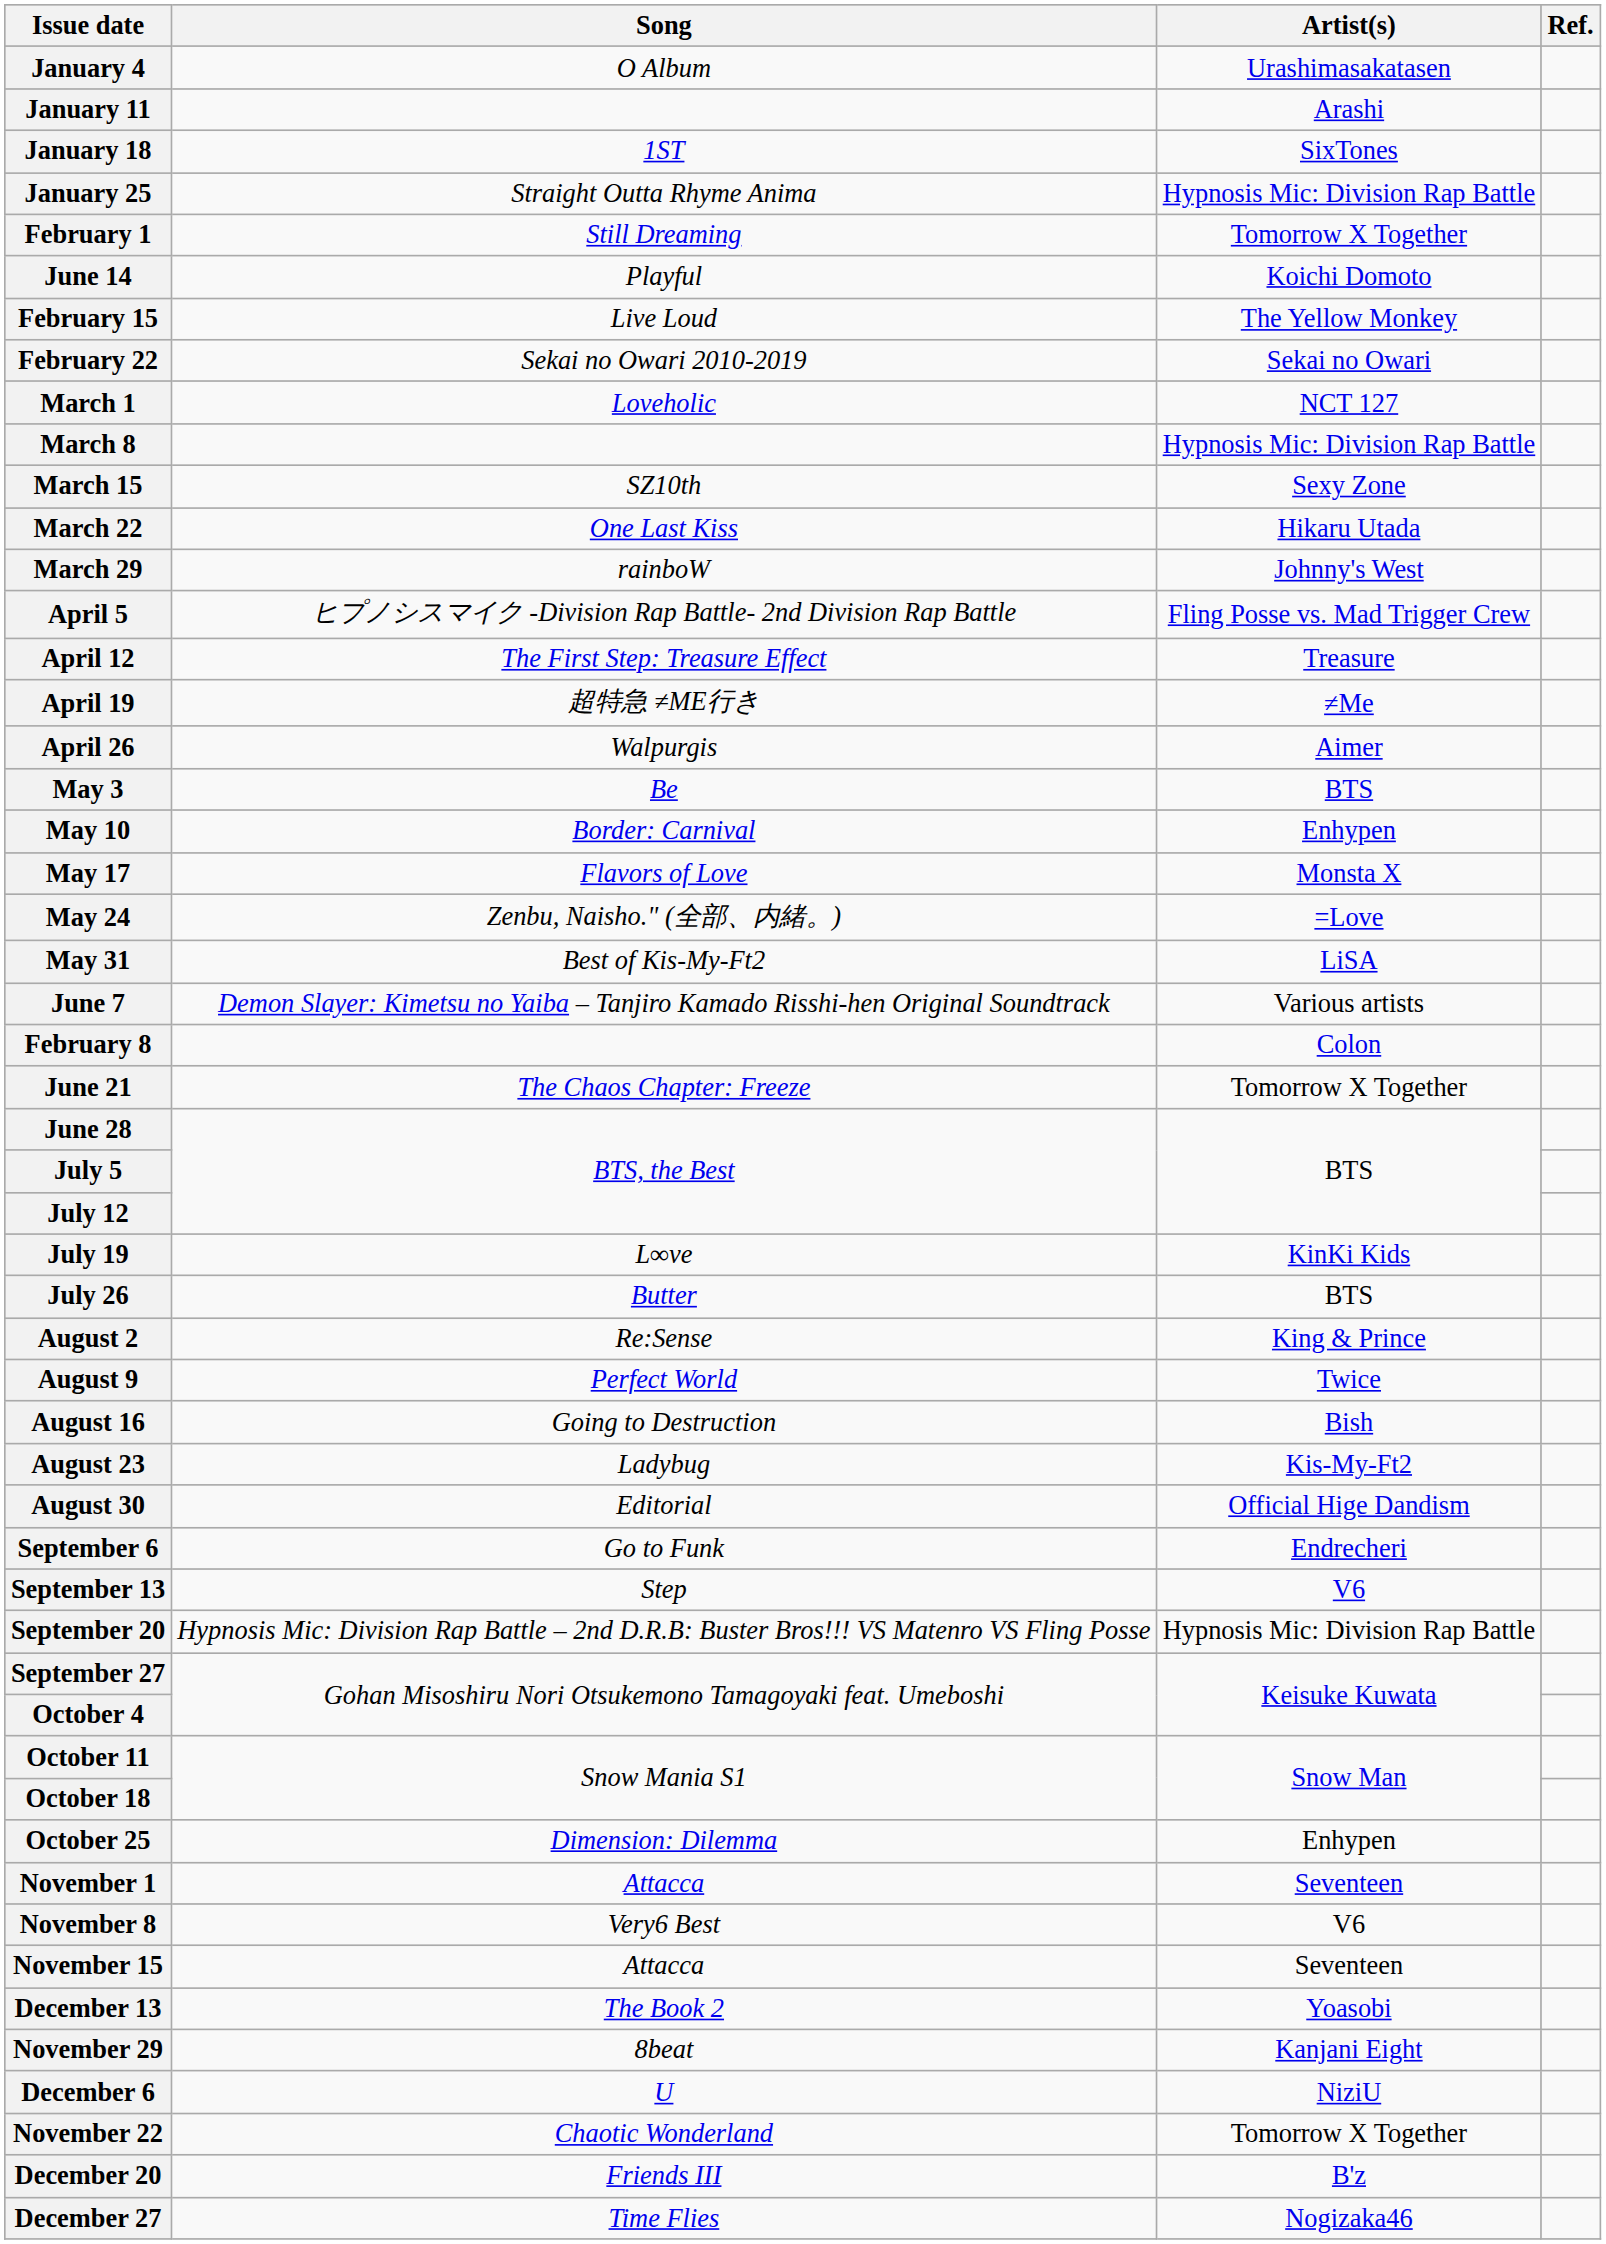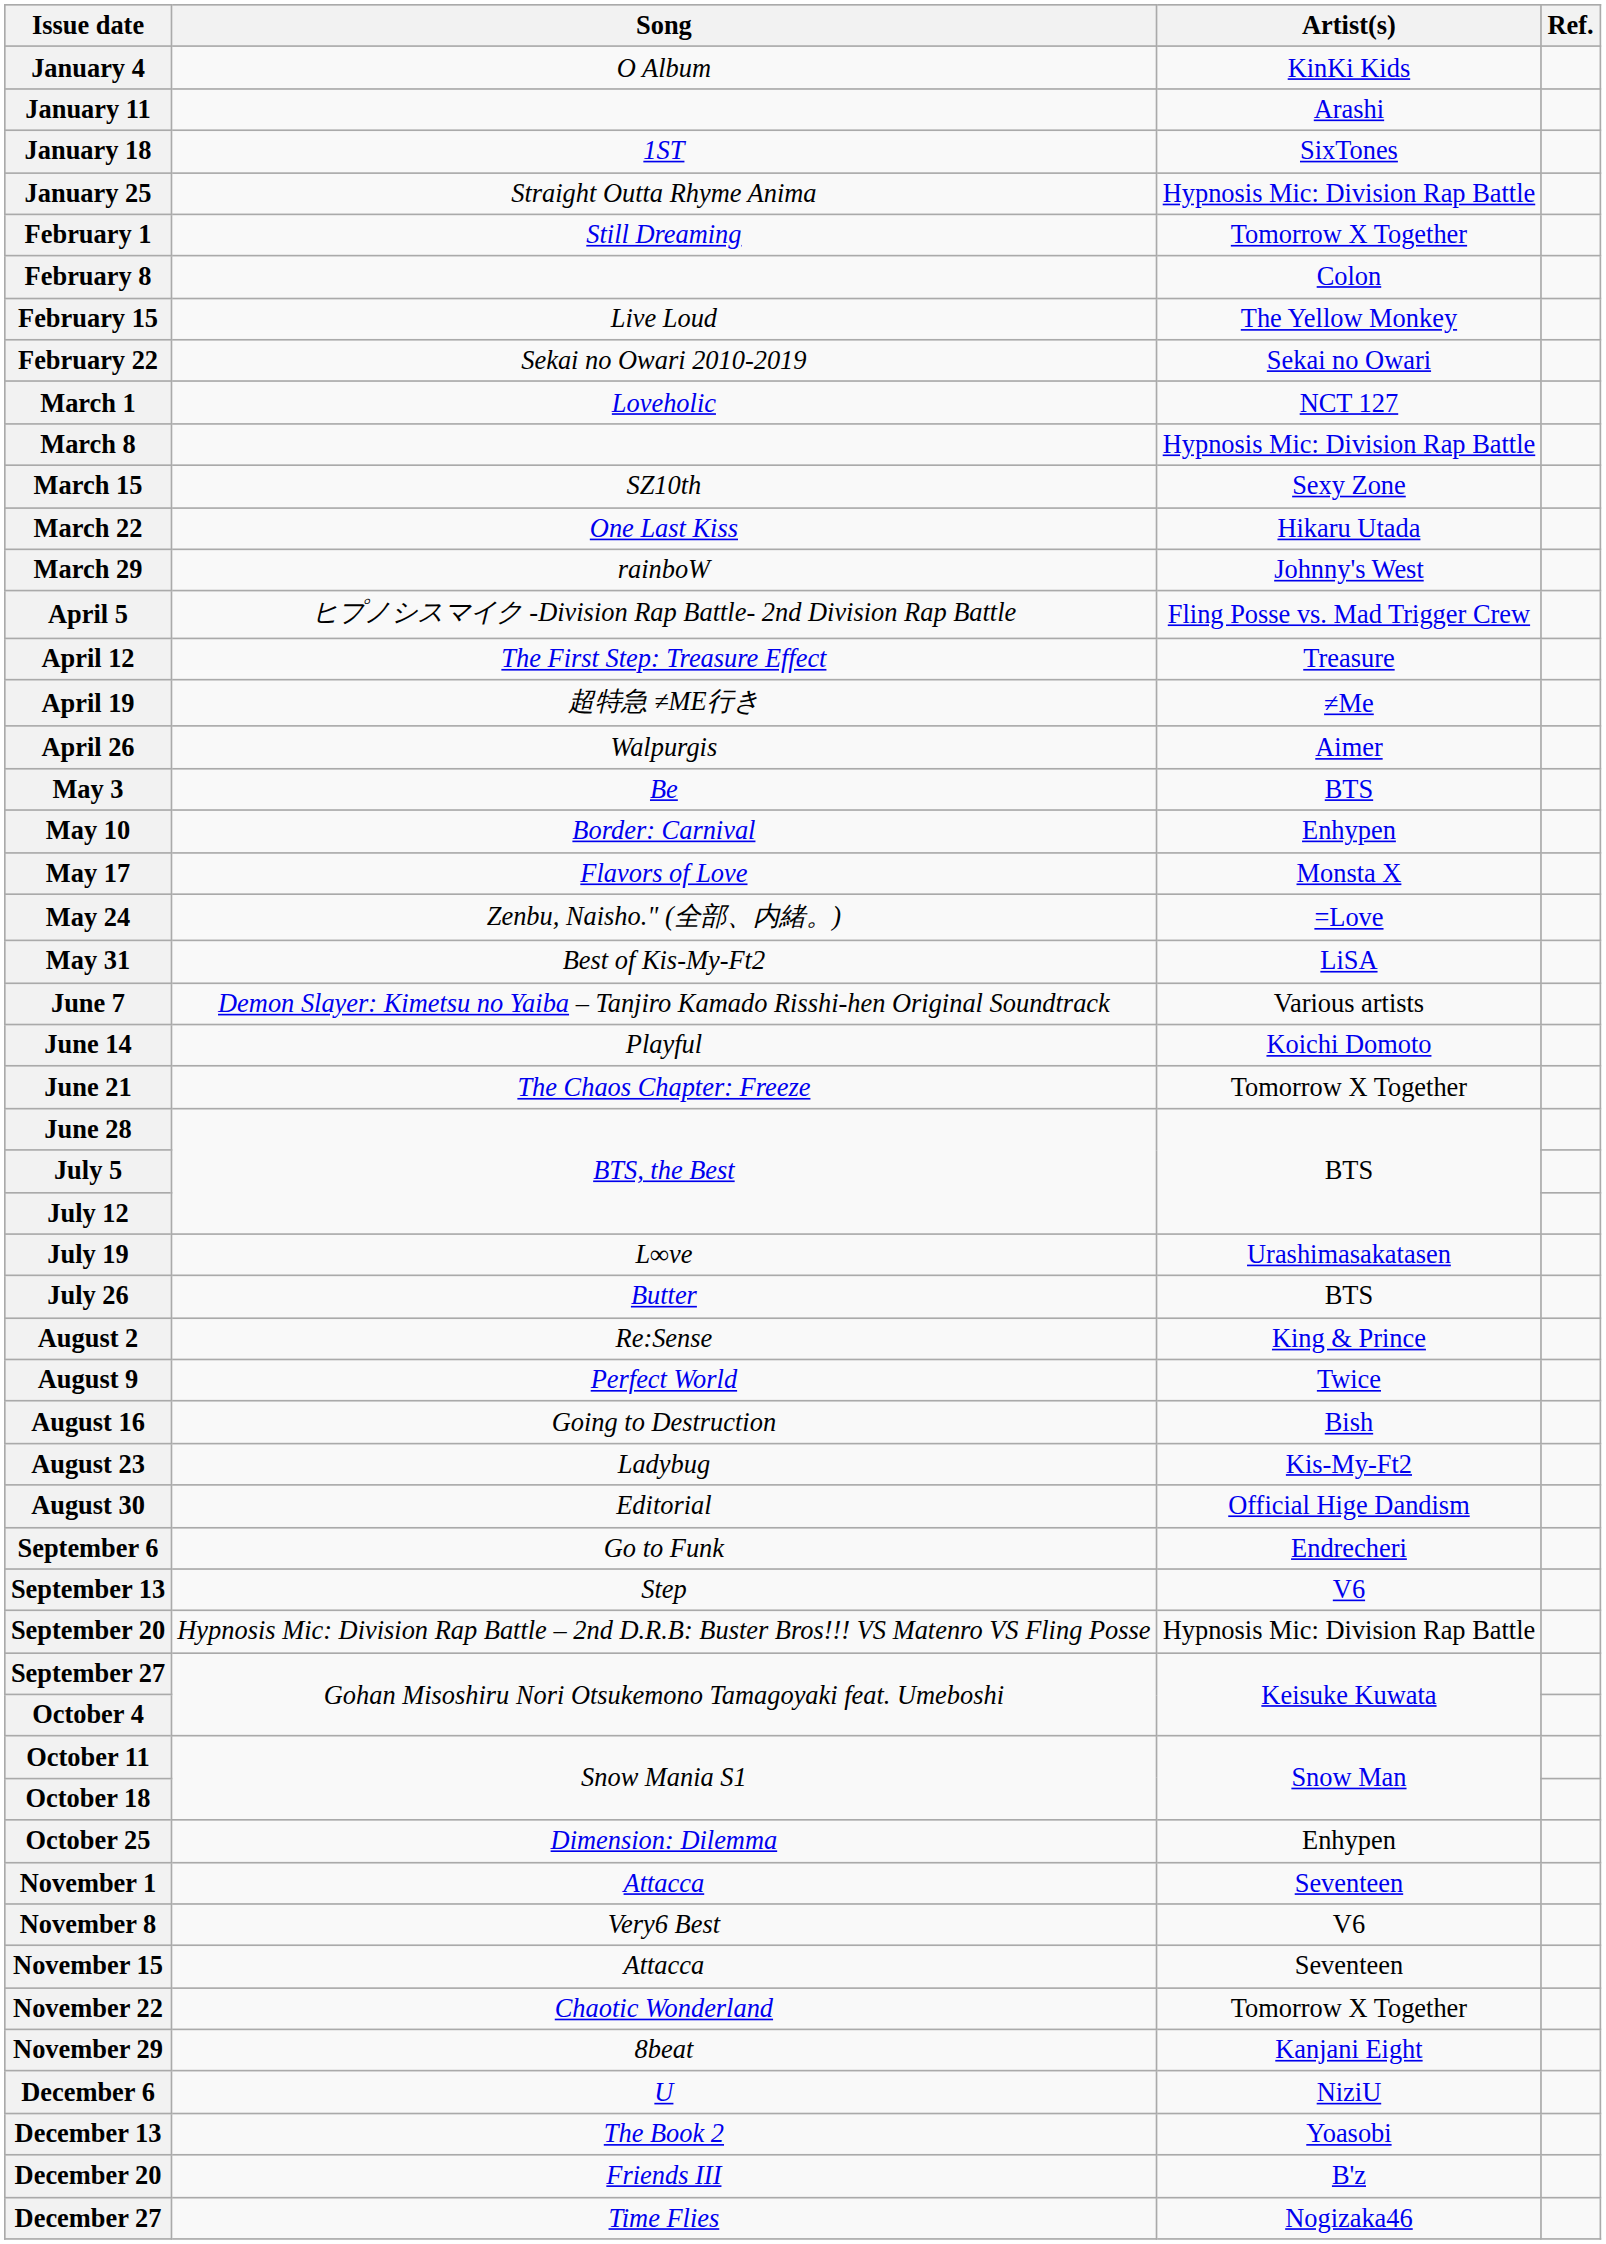(1349, 67) Urashimasakatasen -> (1349, 67) KinKi Kids
rows swapped: (88, 1045) <-> (88, 276)
(1349, 1254) KinKi Kids -> (1349, 1254) Urashimasakatasen
rows swapped: (88, 2133) <-> (88, 2008)
